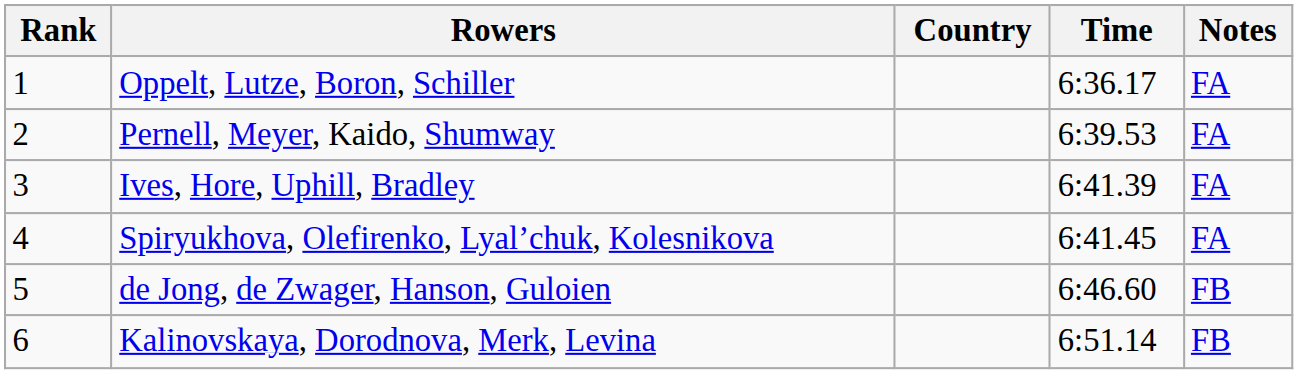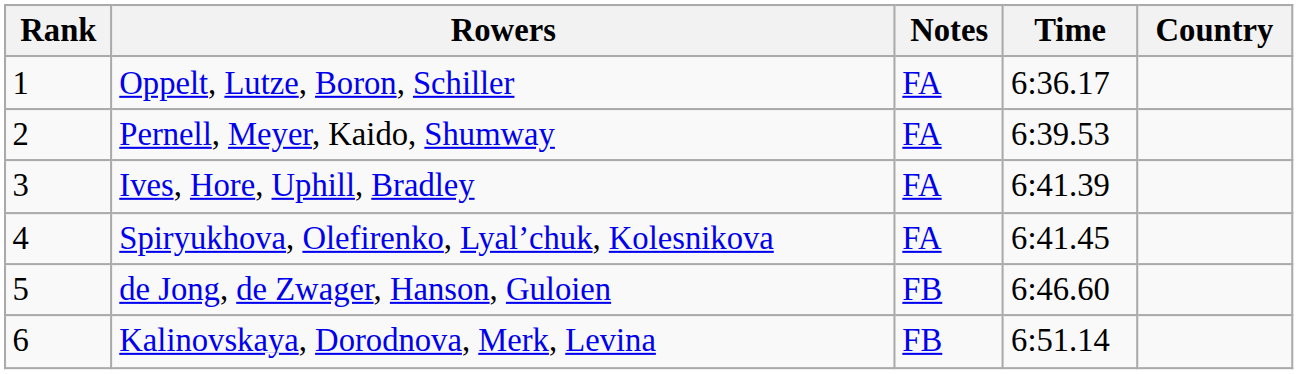columns swapped: (973, 30) <-> (1238, 30)
